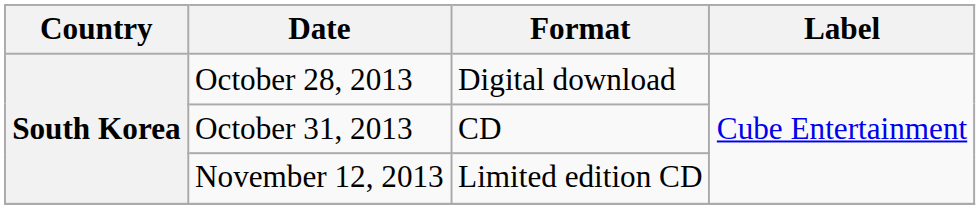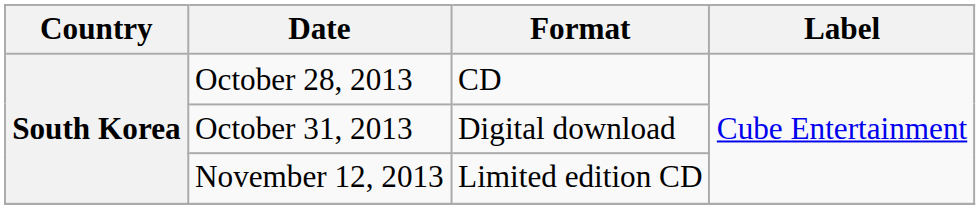(567, 78) Digital download -> (480, 78) CD
(480, 128) CD -> (567, 128) Digital download
